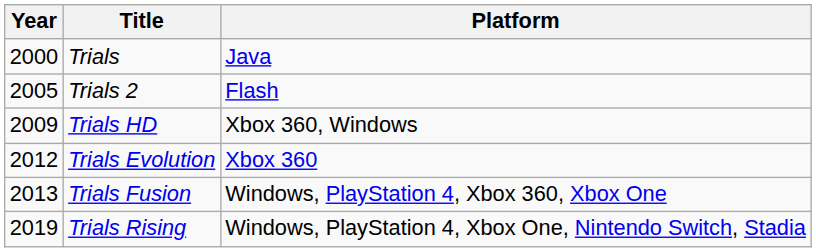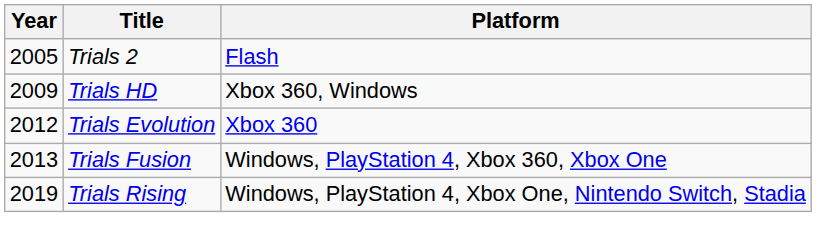- row: (94, 56)
